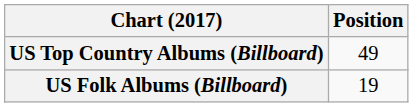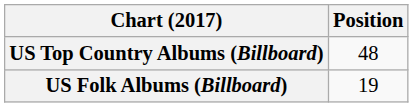(368, 53) 49 -> (368, 53) 48
